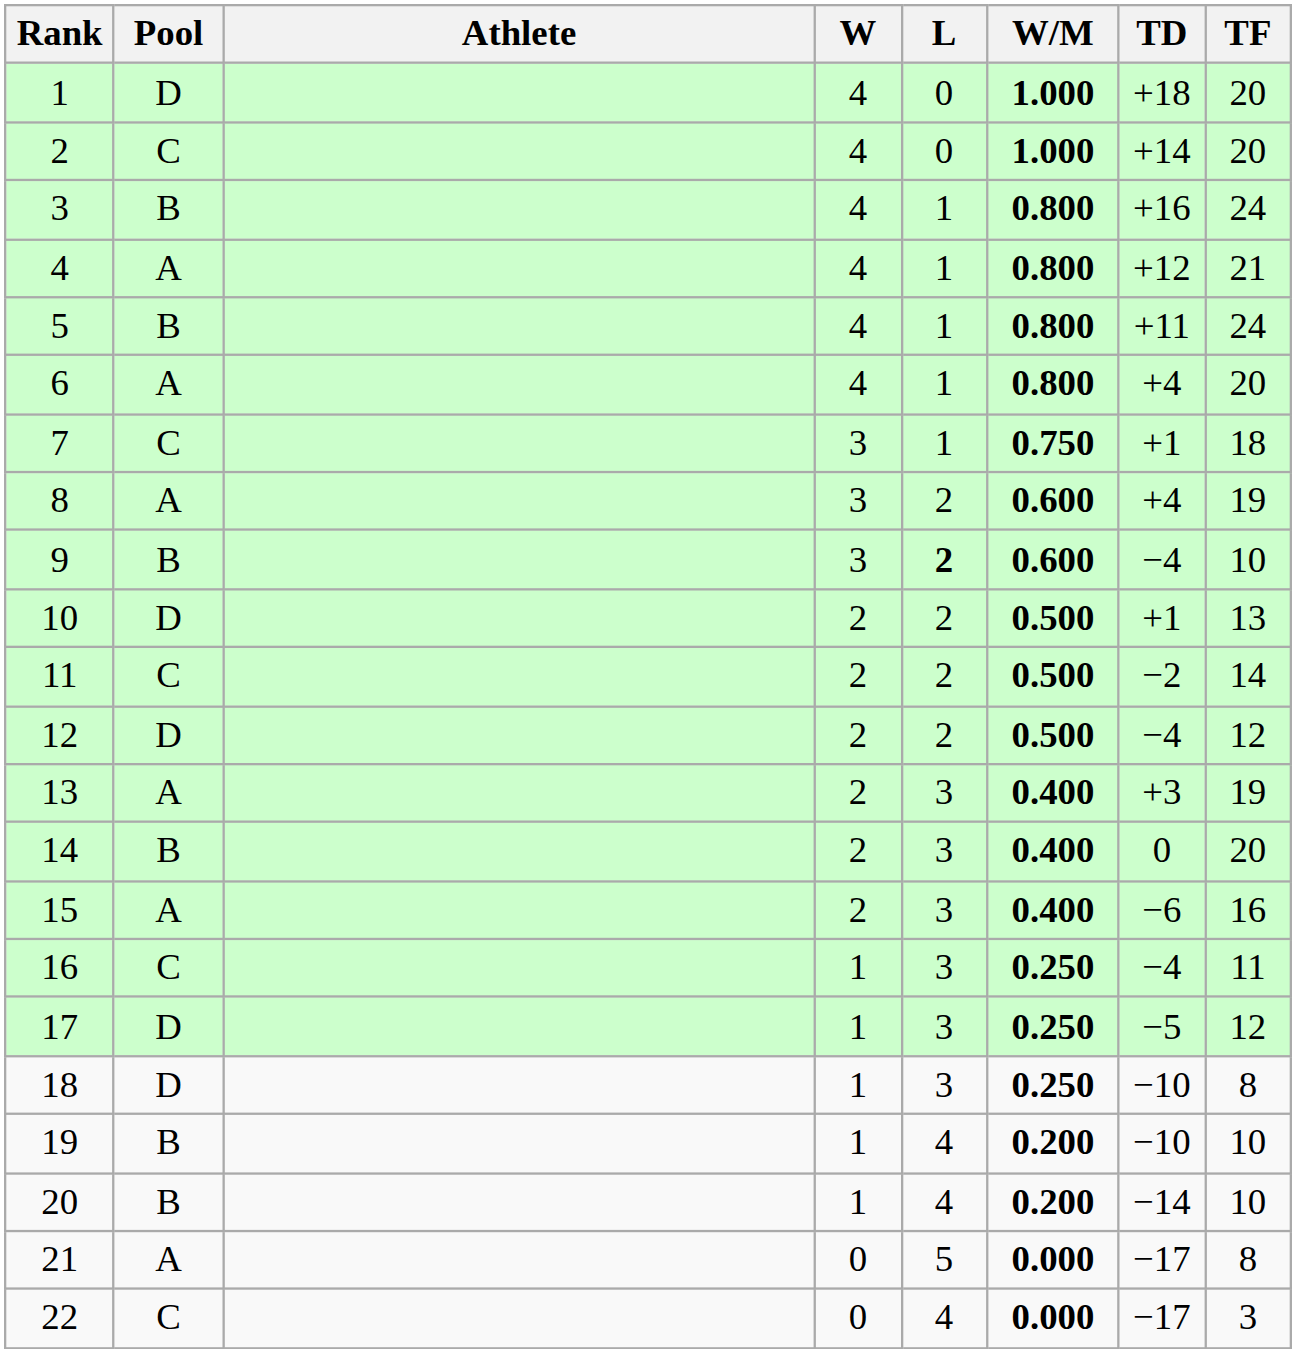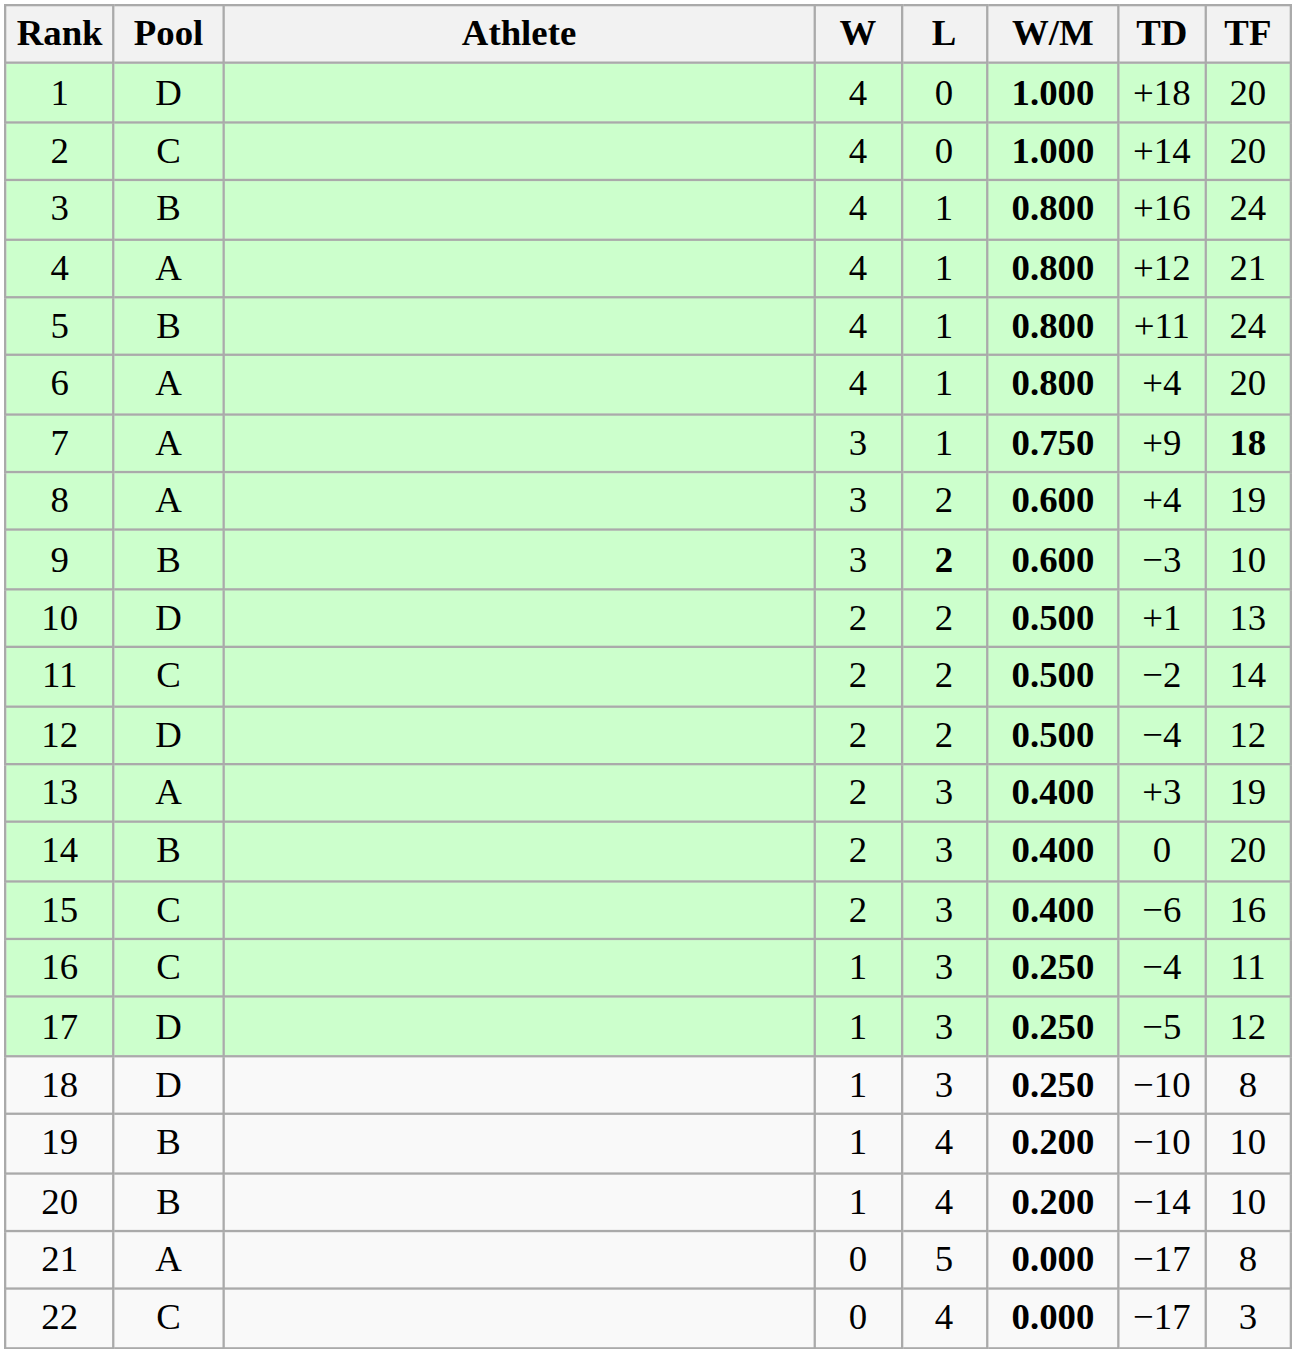(169, 442) C -> (169, 442) A
(1162, 442) +1 -> (1162, 442) +9
(1248, 442) normal -> (1248, 442) bold
(1162, 558) −4 -> (1162, 558) −3
(169, 909) A -> (169, 909) C
